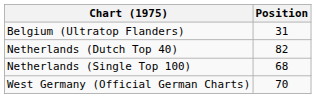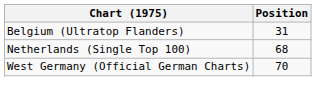- row: (92, 49)
